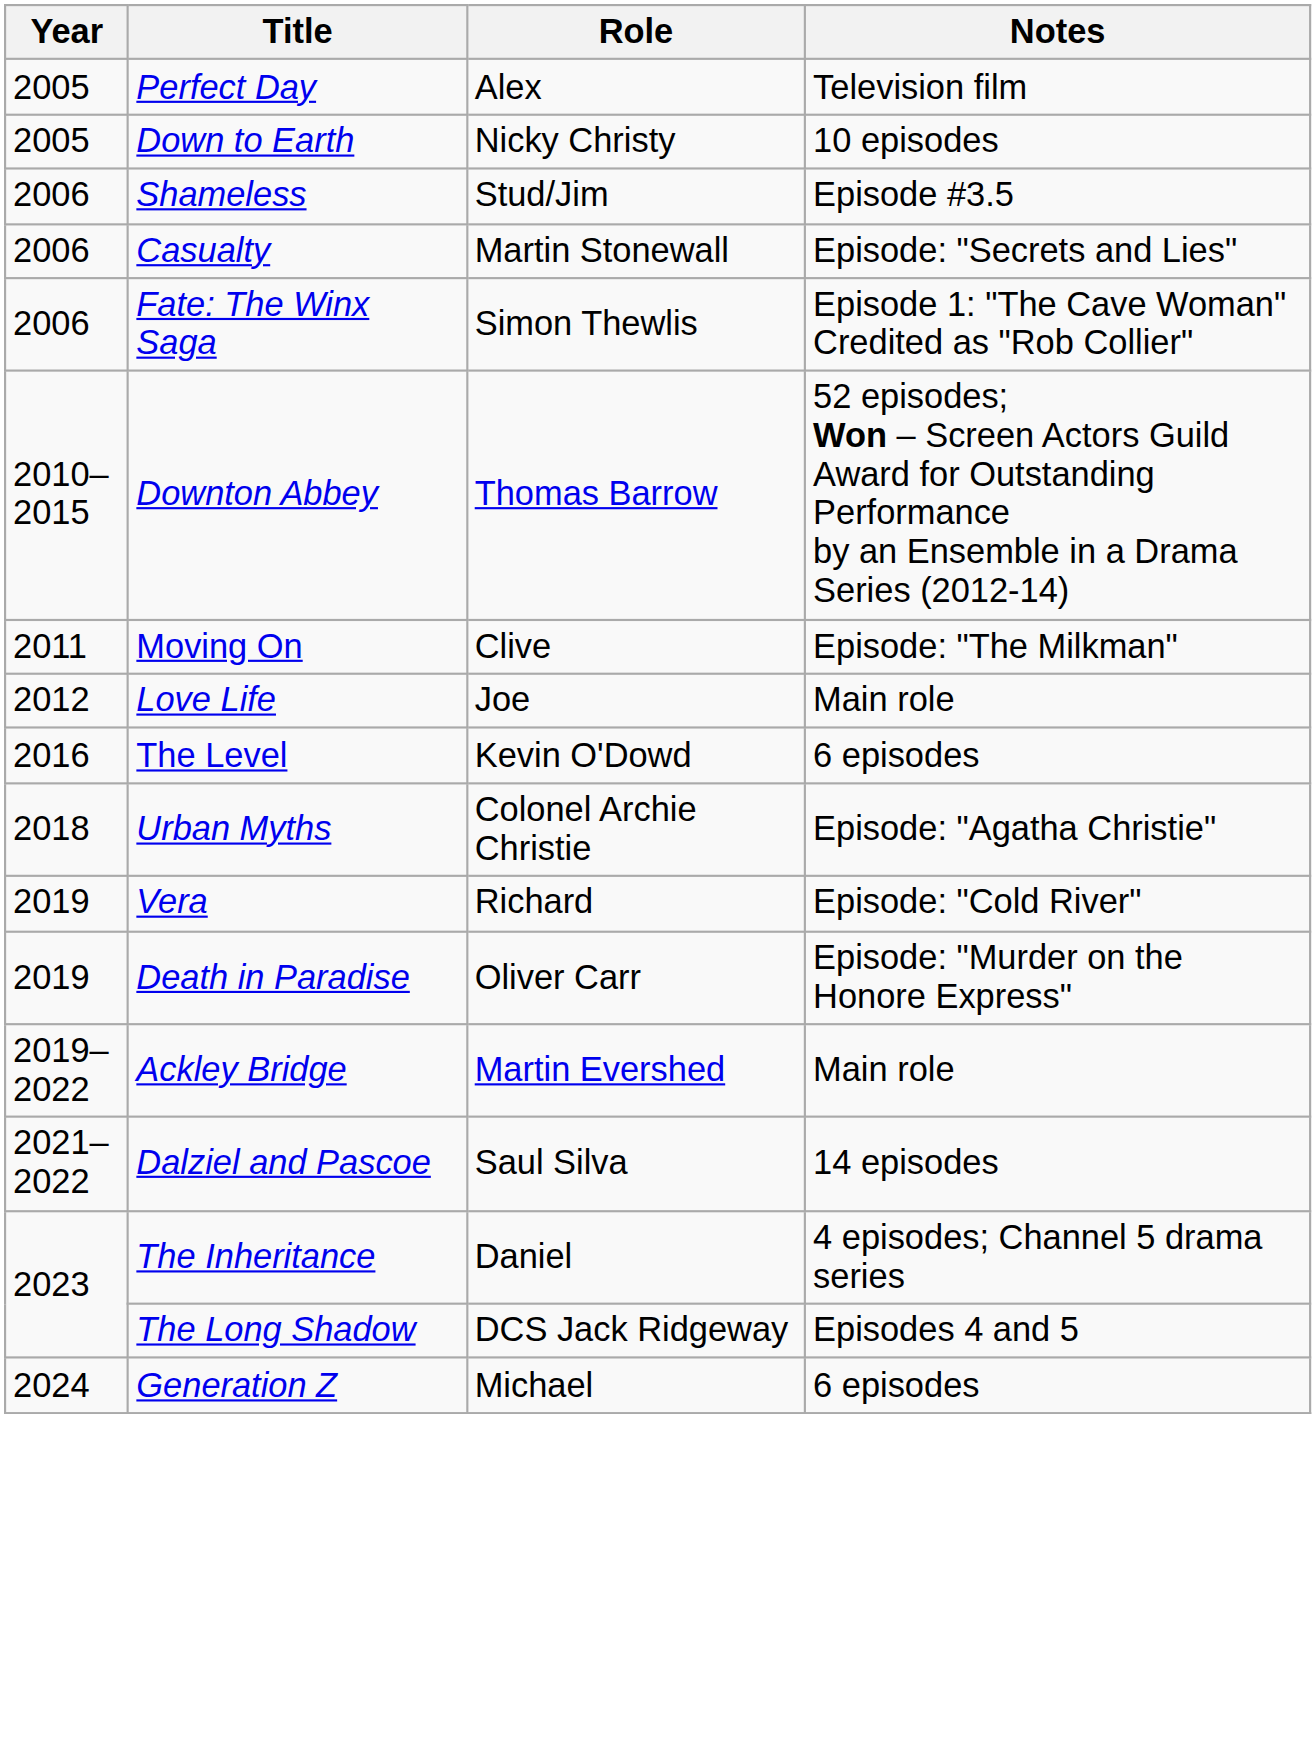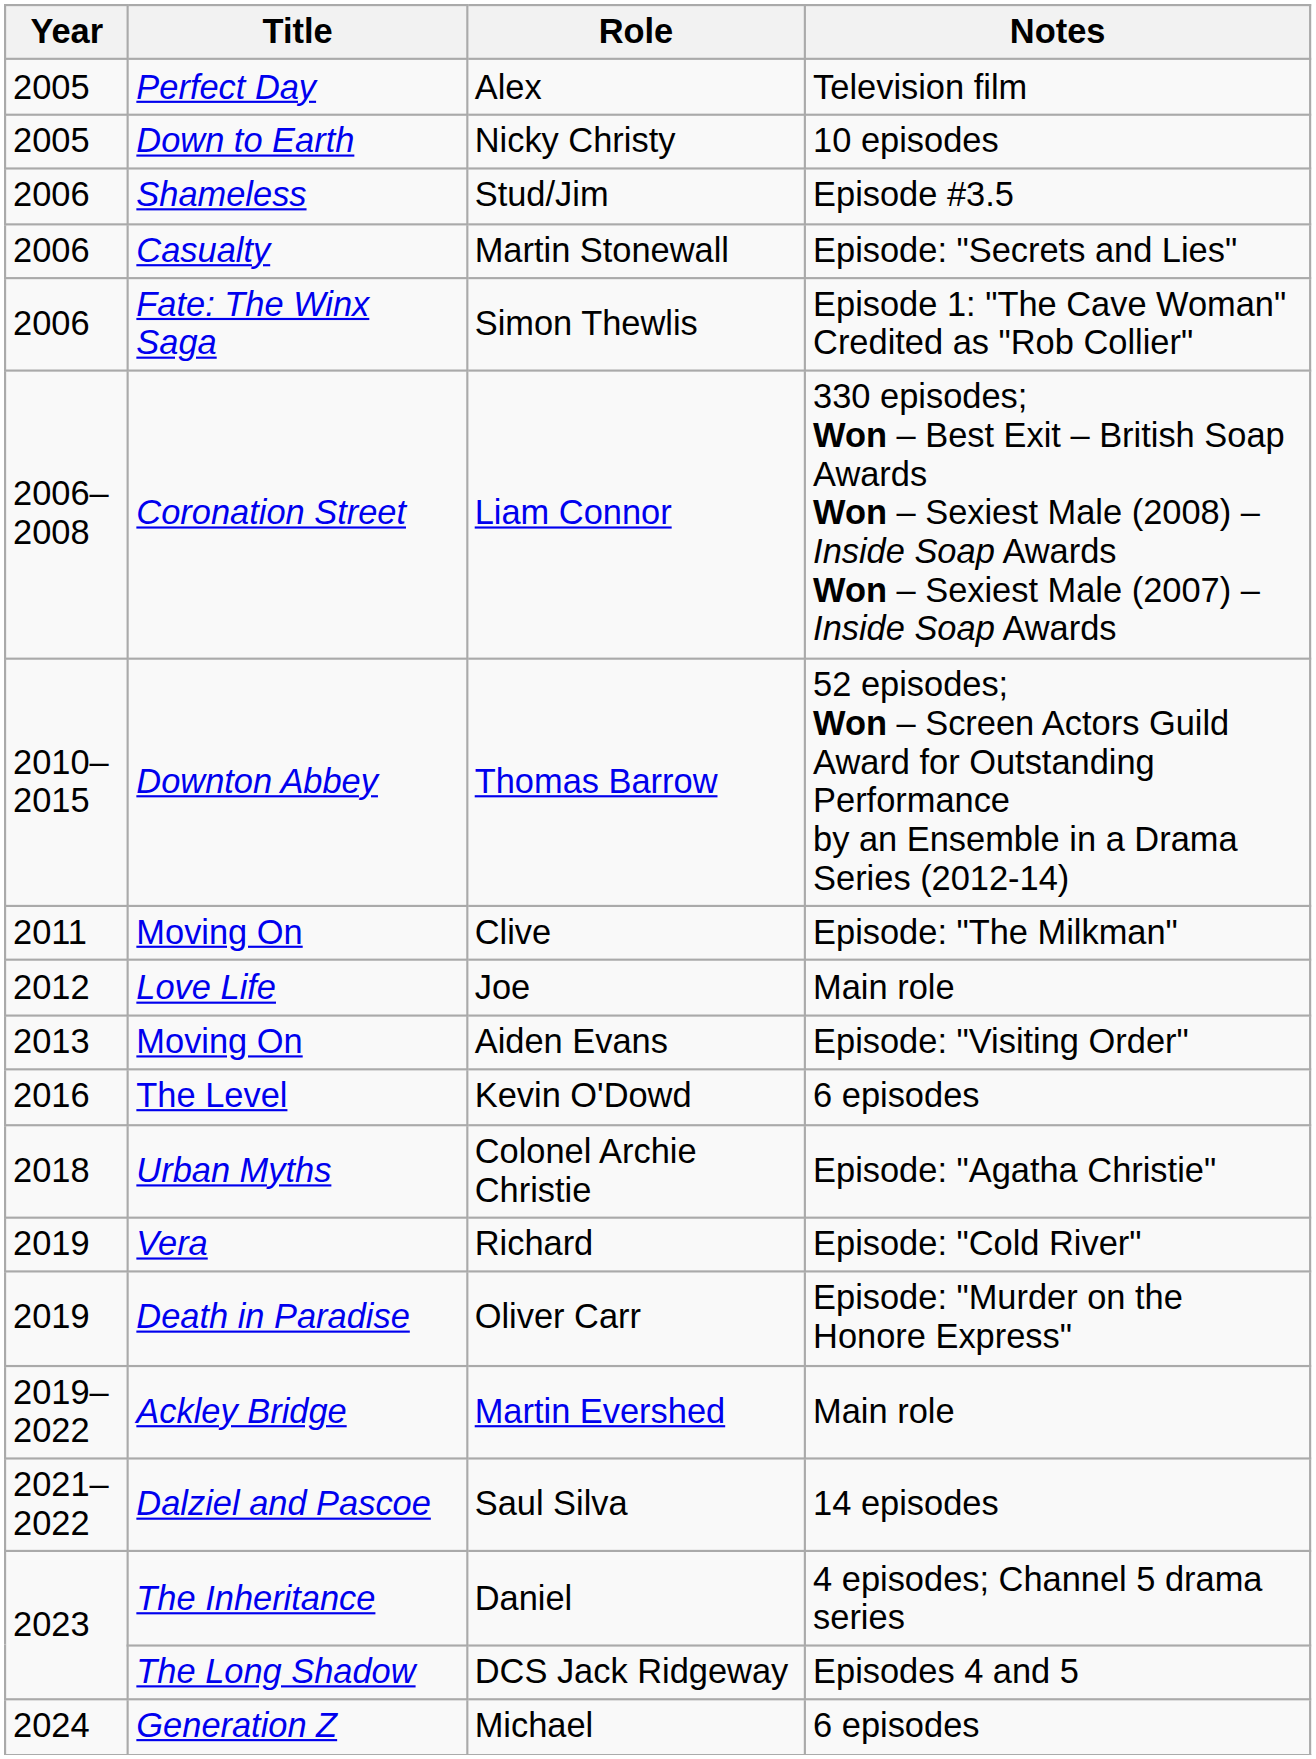+ row: (573, 513)
+ row: (571, 1041)
